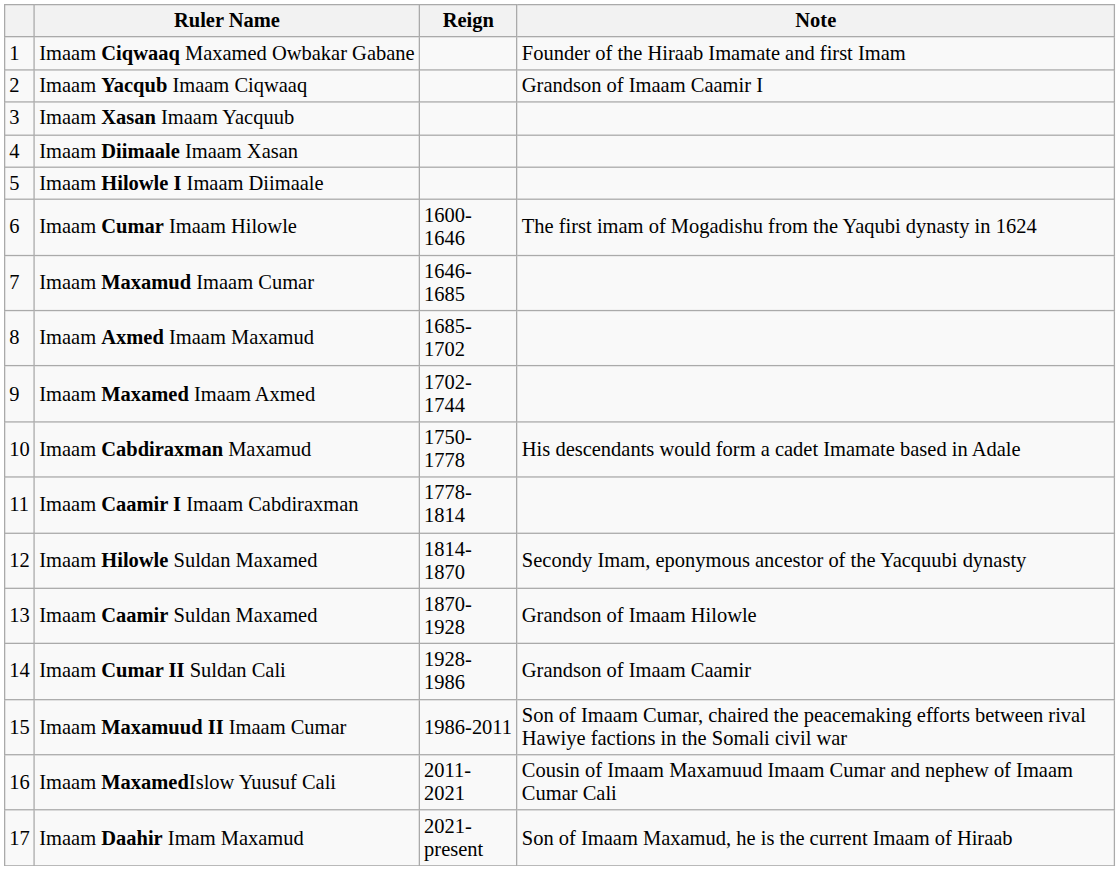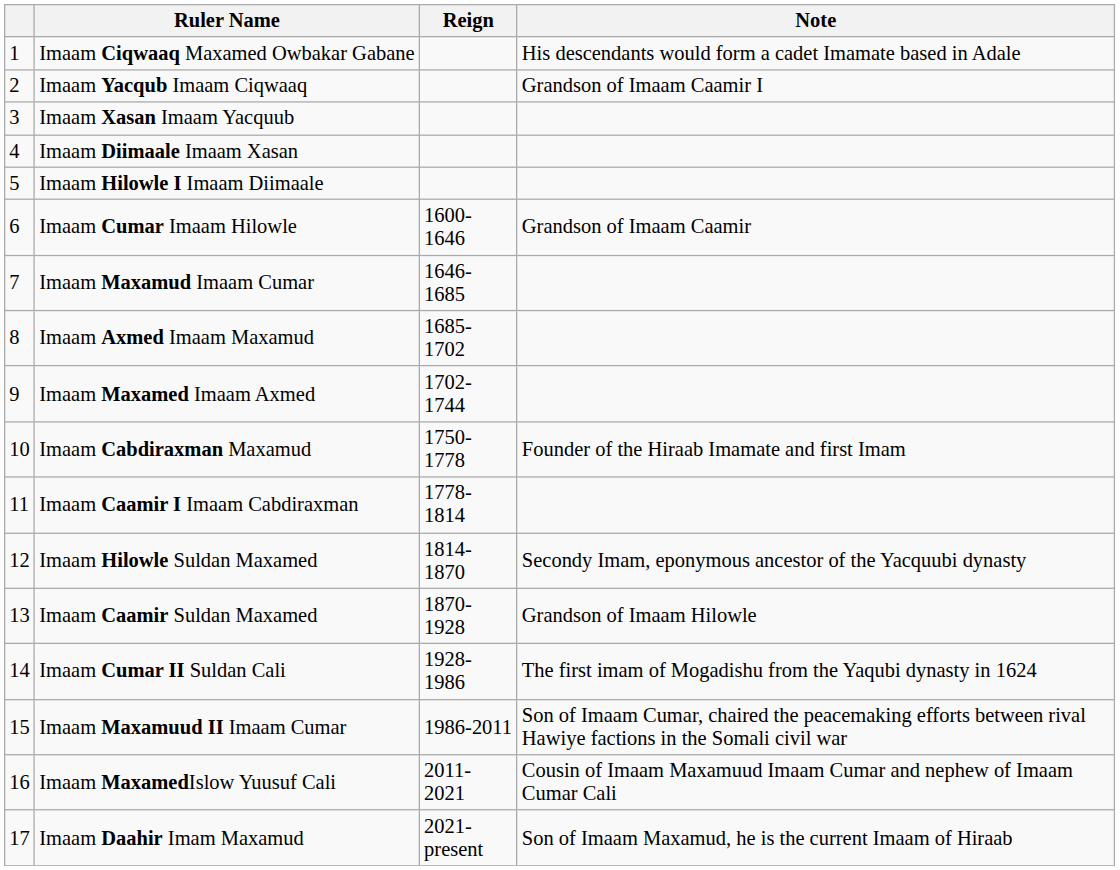(714, 53) Founder of the Hiraab Imamate and first Imam -> (771, 53) His descendants would form a cadet Imamate based in Adale
(779, 227) The first imam of Mogadishu from the Yaqubi dynasty in 1624 -> (636, 227) Grandson of Imaam Caamir
(771, 449) His descendants would form a cadet Imamate based in Adale -> (714, 449) Founder of the Hiraab Imamate and first Imam
(636, 671) Grandson of Imaam Caamir -> (779, 671) The first imam of Mogadishu from the Yaqubi dynasty in 1624
